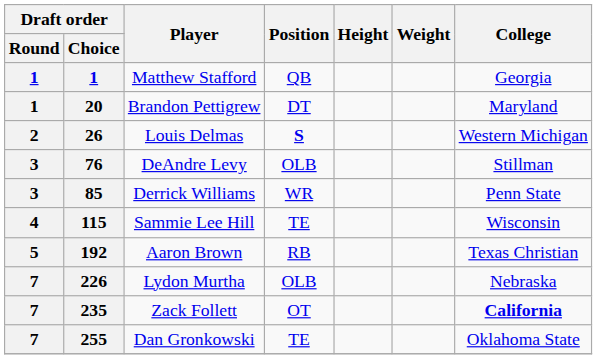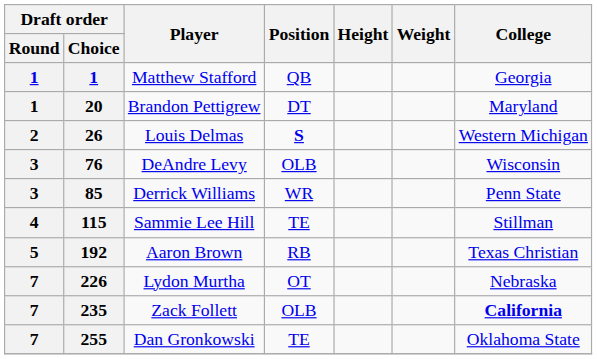(523, 164) Stillman -> (523, 164) Wisconsin
(523, 222) Wisconsin -> (523, 222) Stillman
(299, 280) OLB -> (299, 280) OT
(299, 309) OT -> (299, 309) OLB
